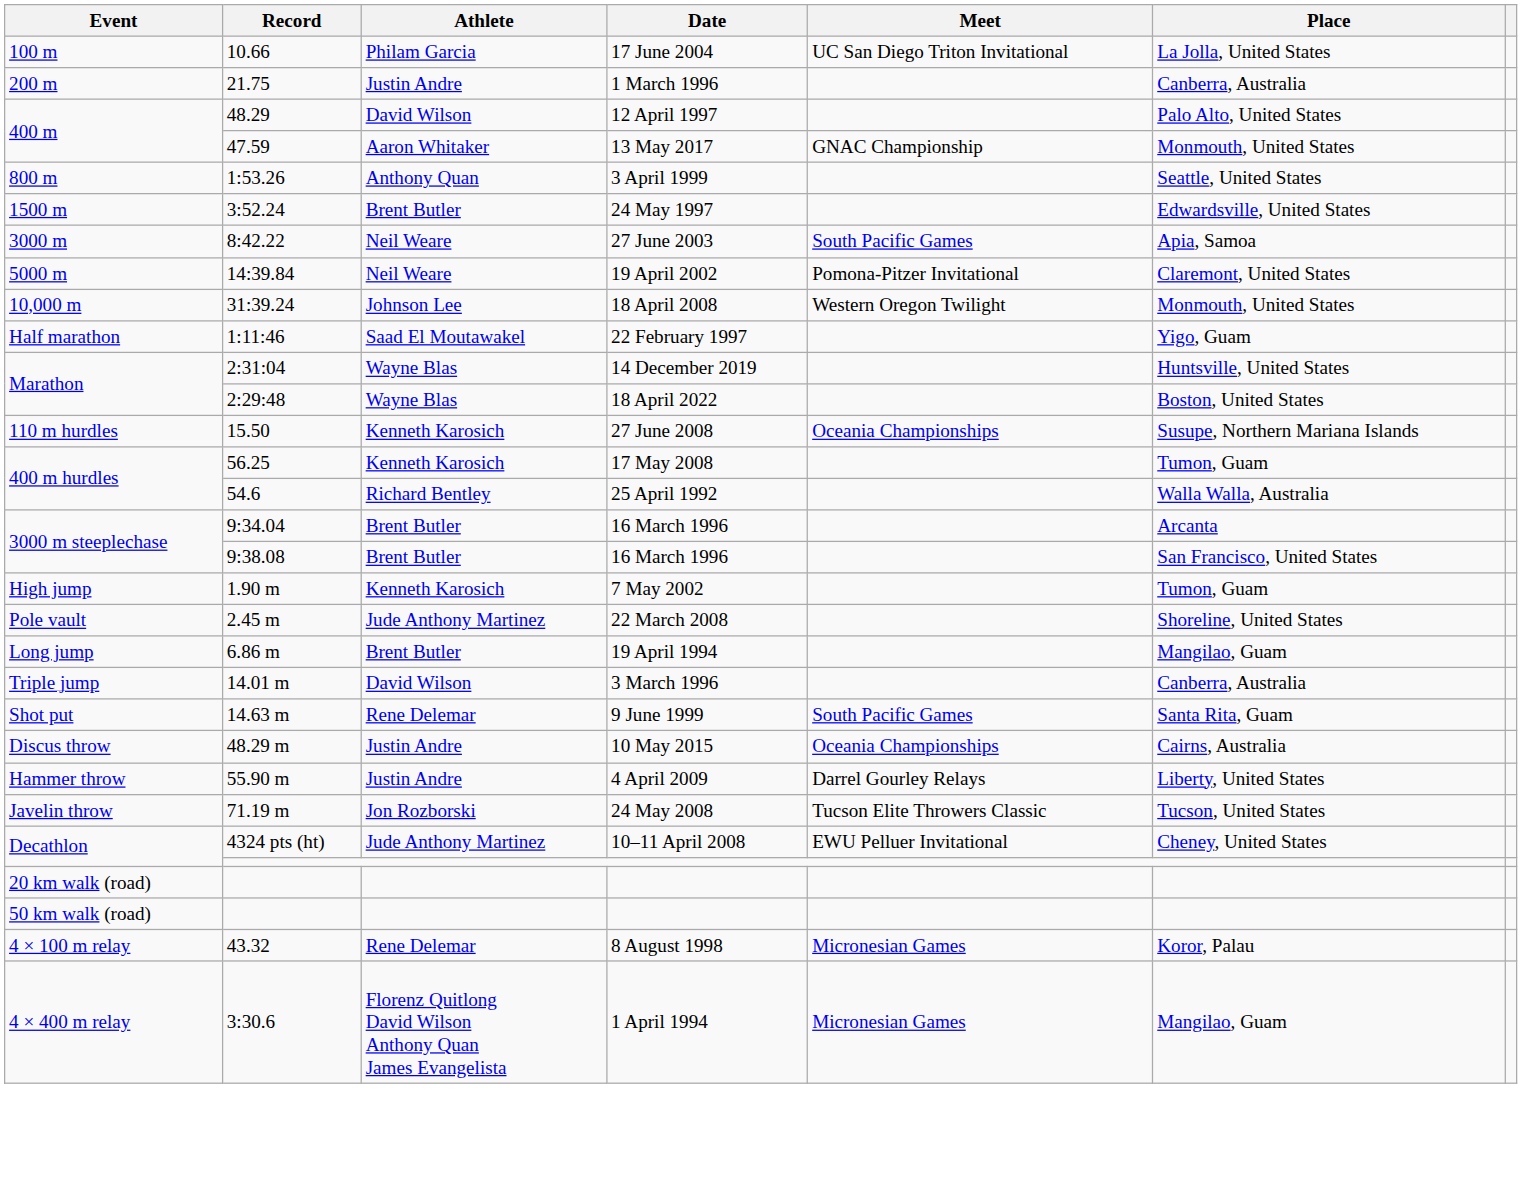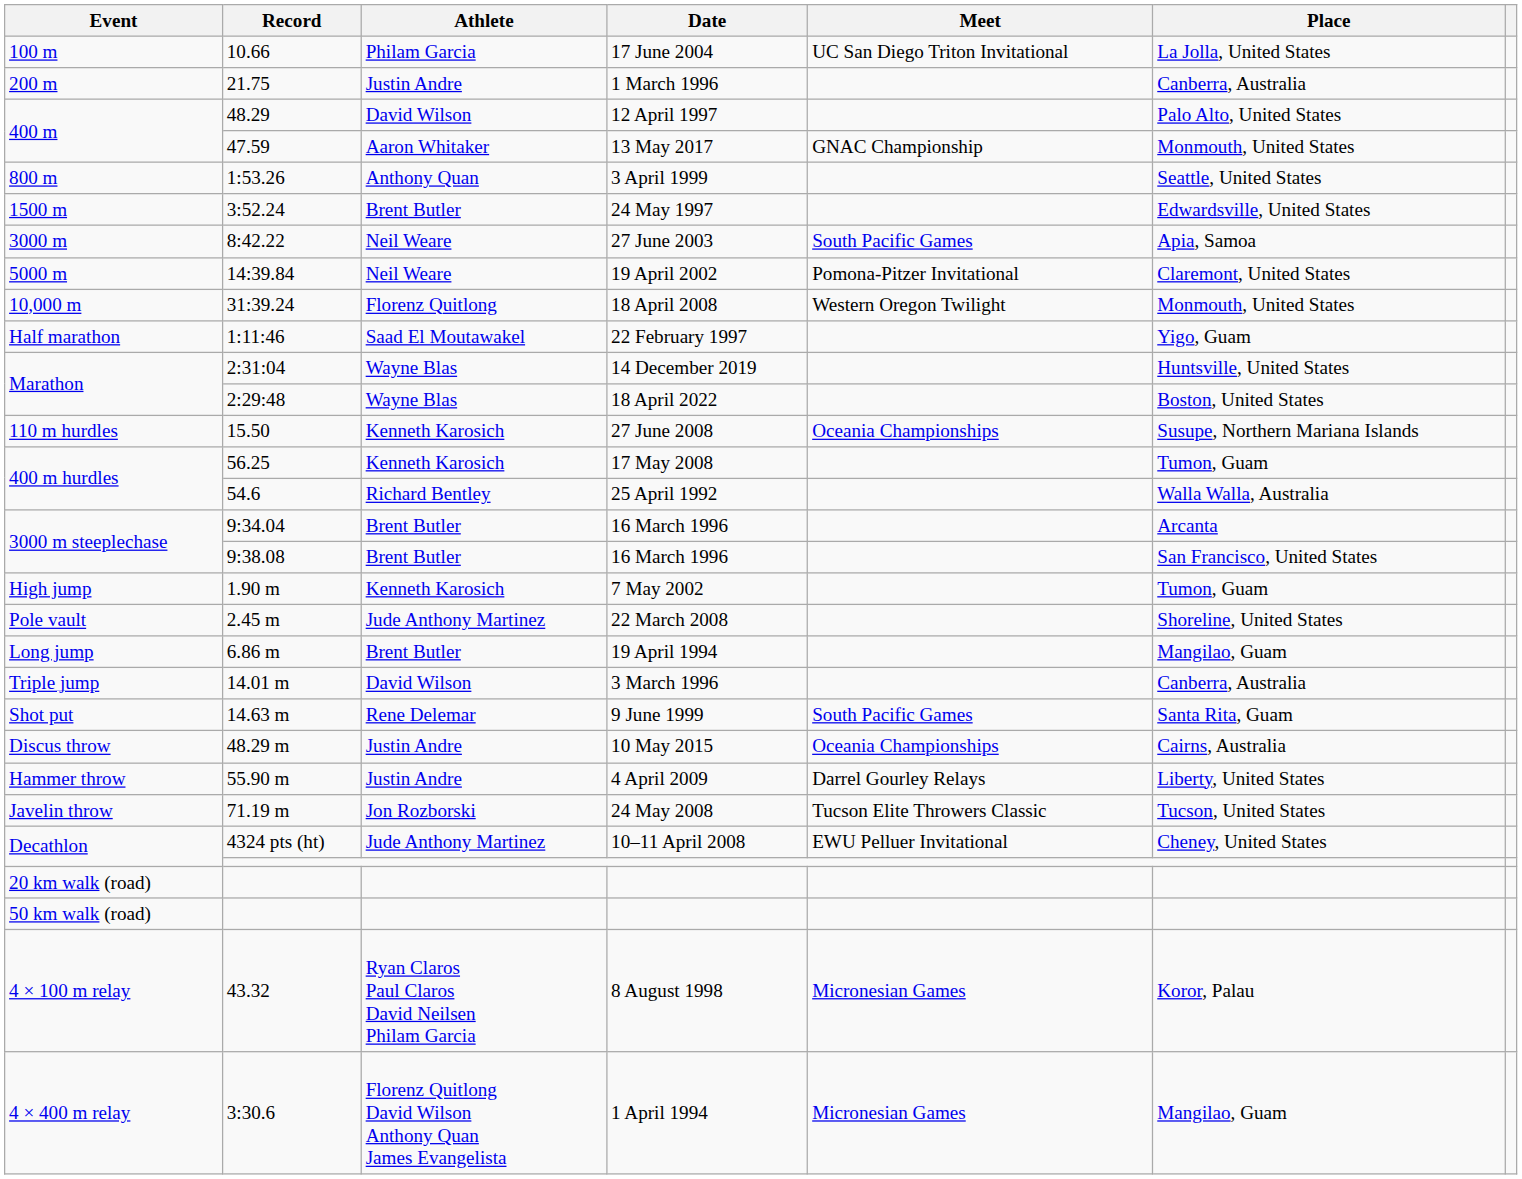(414, 304) Johnson Lee -> (431, 304) Florenz Quitlong
(421, 945) Rene Delemar -> (421, 1001) Ryan Claros Paul Claros David Neilsen Philam Garcia
